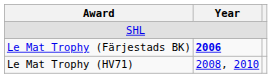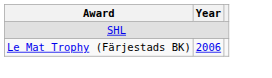(208, 47) bold -> (208, 47) normal
- row: (70, 64)
